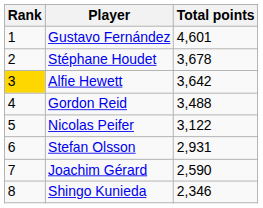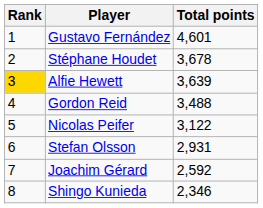(194, 81) 3,642 -> (194, 81) 3,639
(194, 170) 2,590 -> (194, 170) 2,592
